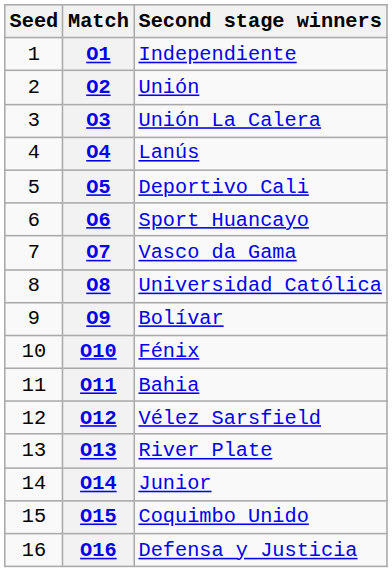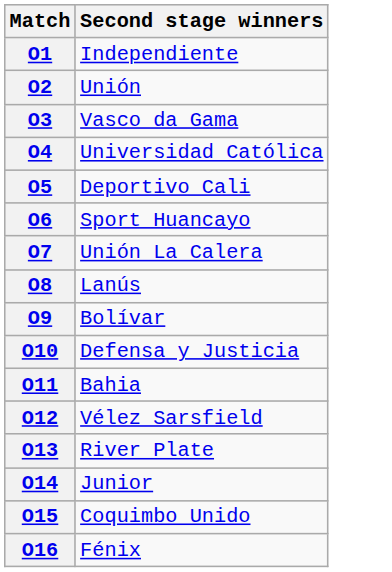- column: (34, 21)
(230, 120) Unión La Calera -> (159, 120) Vasco da Gama
(169, 154) Lanús -> (202, 154) Universidad Católica
(218, 253) Vasco da Gama -> (171, 253) Unión La Calera
(260, 286) Universidad Católica -> (111, 286) Lanús
(169, 352) Fénix -> (190, 352) Defensa y Justicia
(248, 550) Defensa y Justicia -> (111, 550) Fénix
